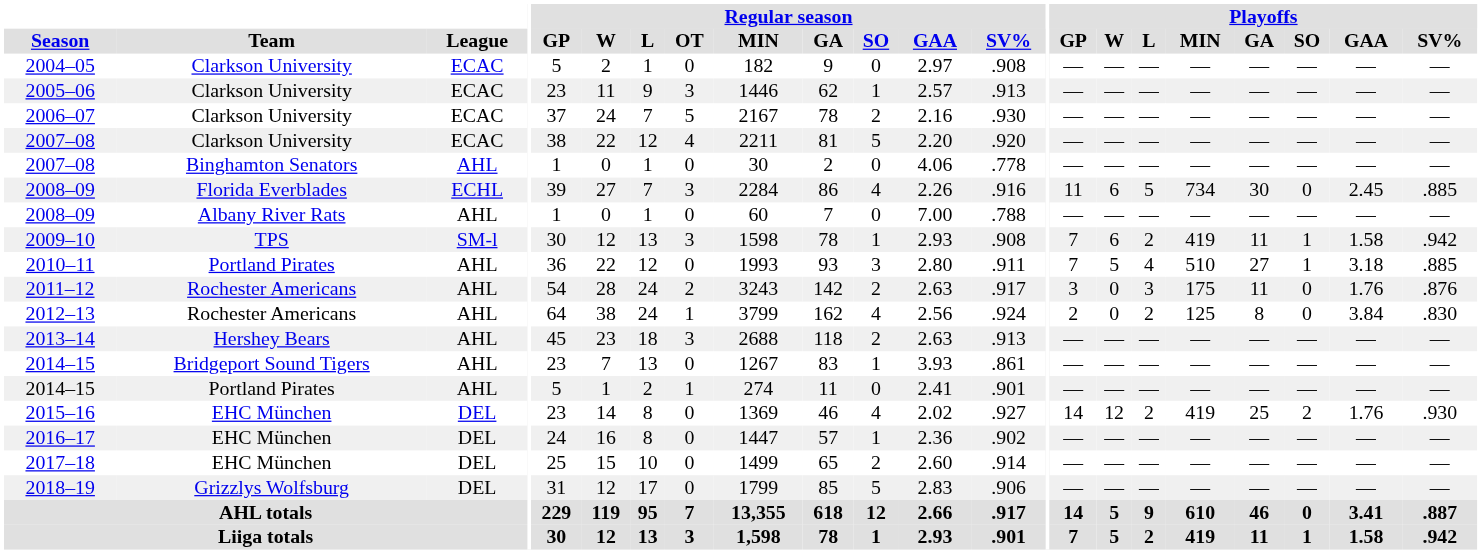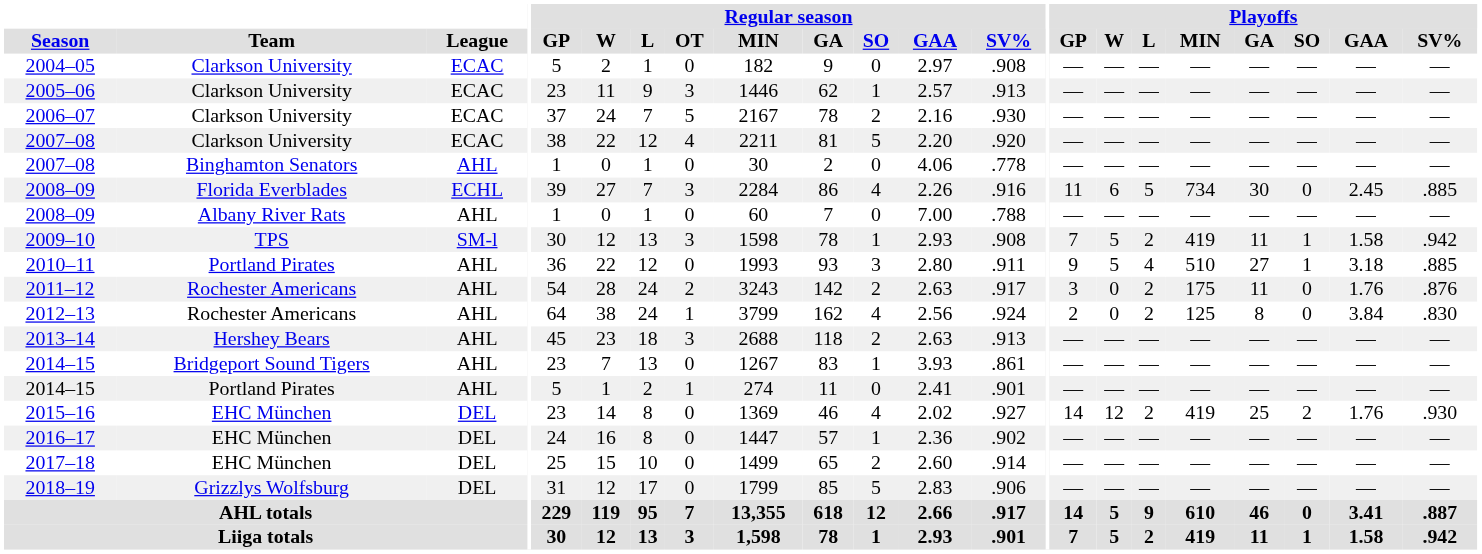(1114, 239) 6 -> (1114, 239) 5
(1073, 264) 7 -> (1073, 264) 9
(1149, 289) 3 -> (1149, 289) 2
